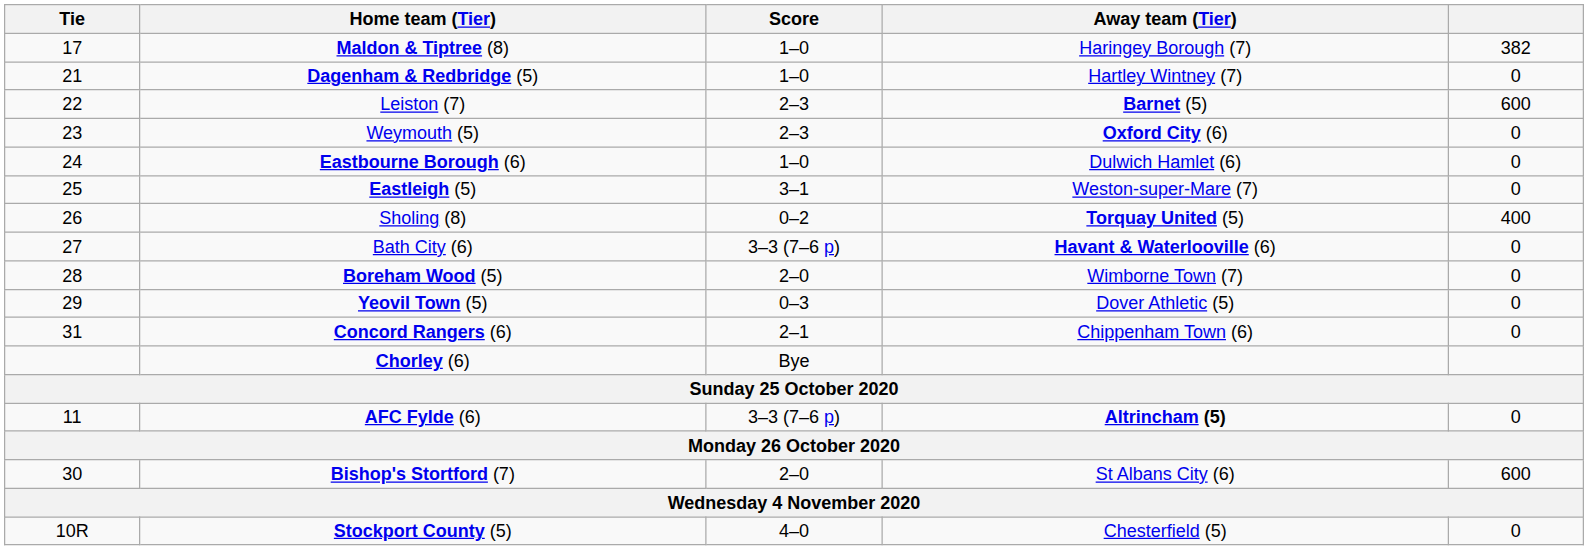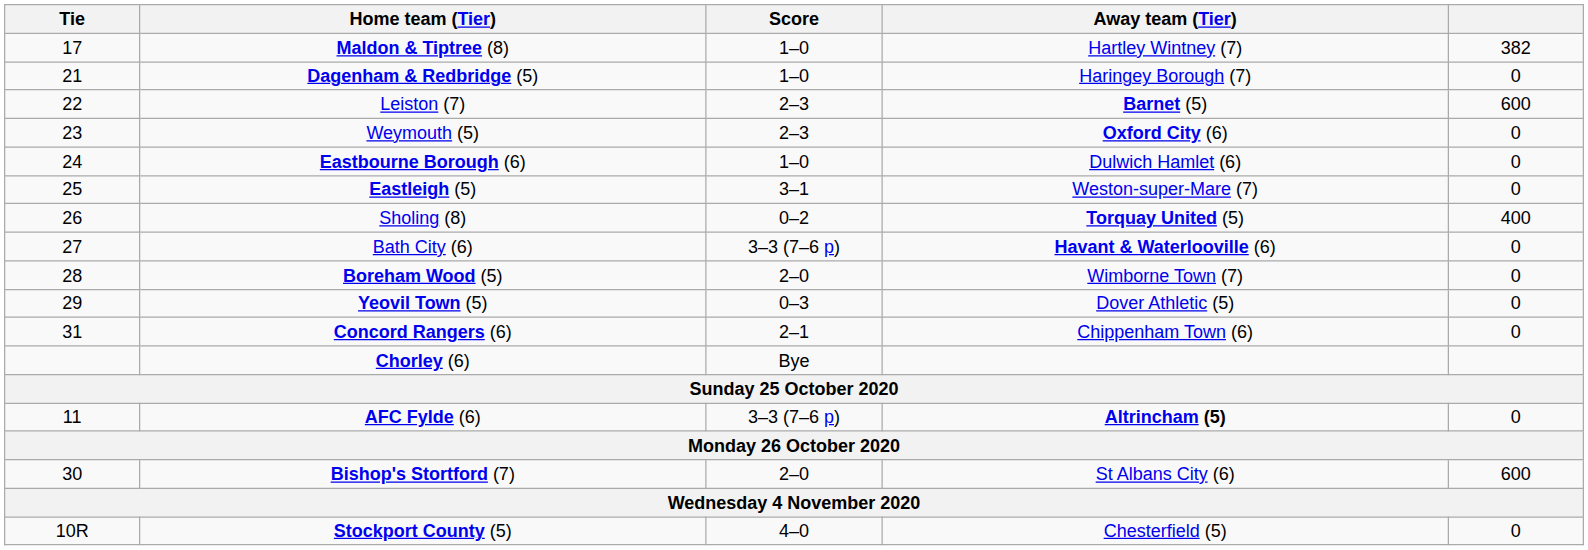(1165, 48) Haringey Borough (7) -> (1165, 48) Hartley Wintney (7)
(1165, 76) Hartley Wintney (7) -> (1165, 76) Haringey Borough (7)
